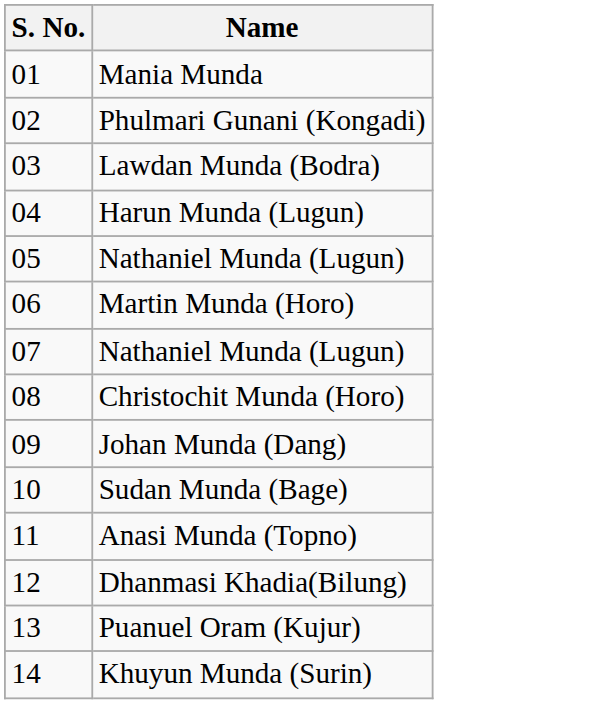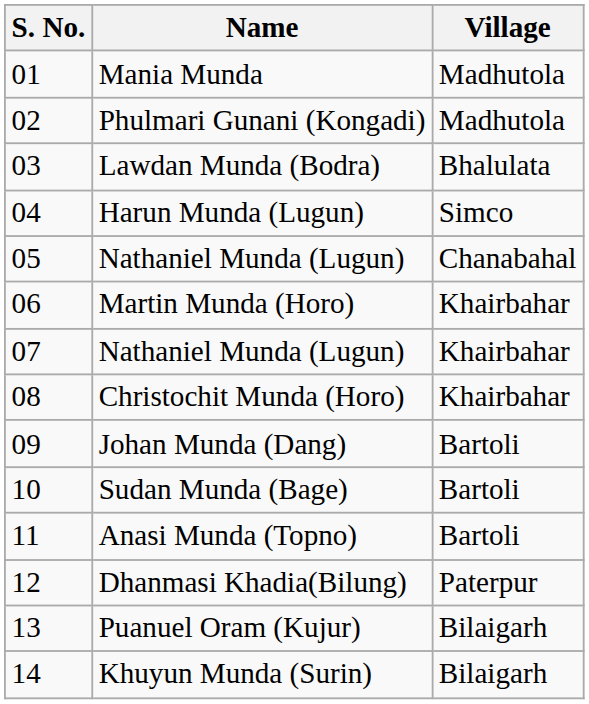+ column: (508, 27)
